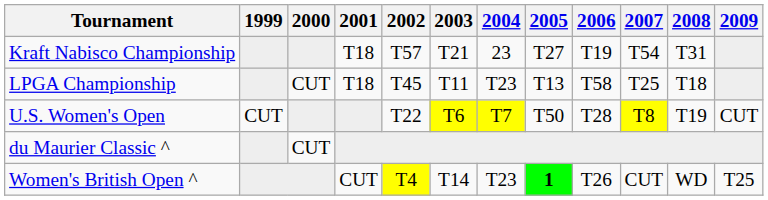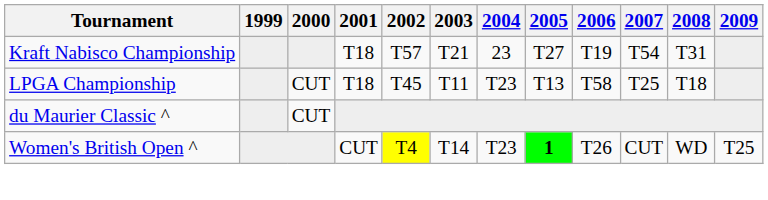- row: (87, 116)
